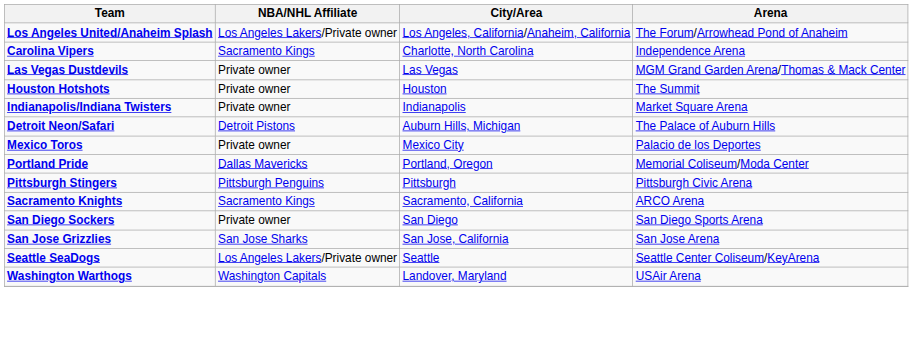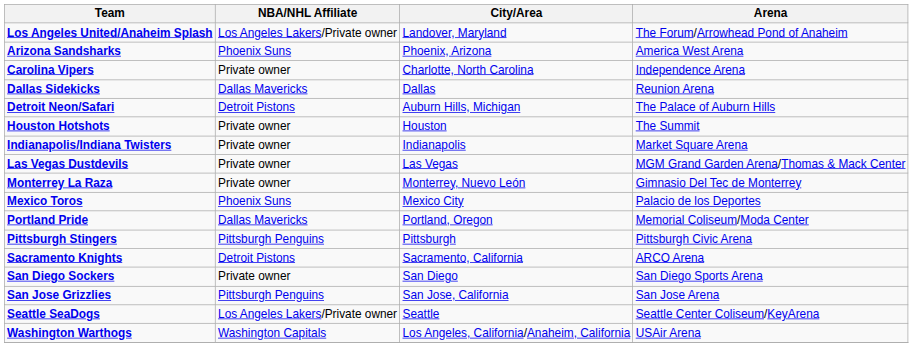(516, 32) Los Angeles, California/Anaheim, California -> (455, 32) Landover, Maryland
+ row: (64, 51)
(266, 51) Sacramento Kings -> (254, 70) Private owner
+ row: (54, 88)
rows swapped: (61, 126) <-> (68, 70)
+ row: (60, 182)
(254, 145) Private owner -> (255, 201) Phoenix Suns
(266, 201) Sacramento Kings -> (257, 257) Detroit Pistons
(263, 239) San Jose Sharks -> (271, 295) Pittsburgh Penguins
(455, 276) Landover, Maryland -> (516, 333) Los Angeles, California/Anaheim, California
